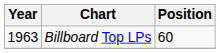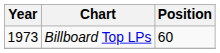(23, 37) 1963 -> (23, 37) 1973
